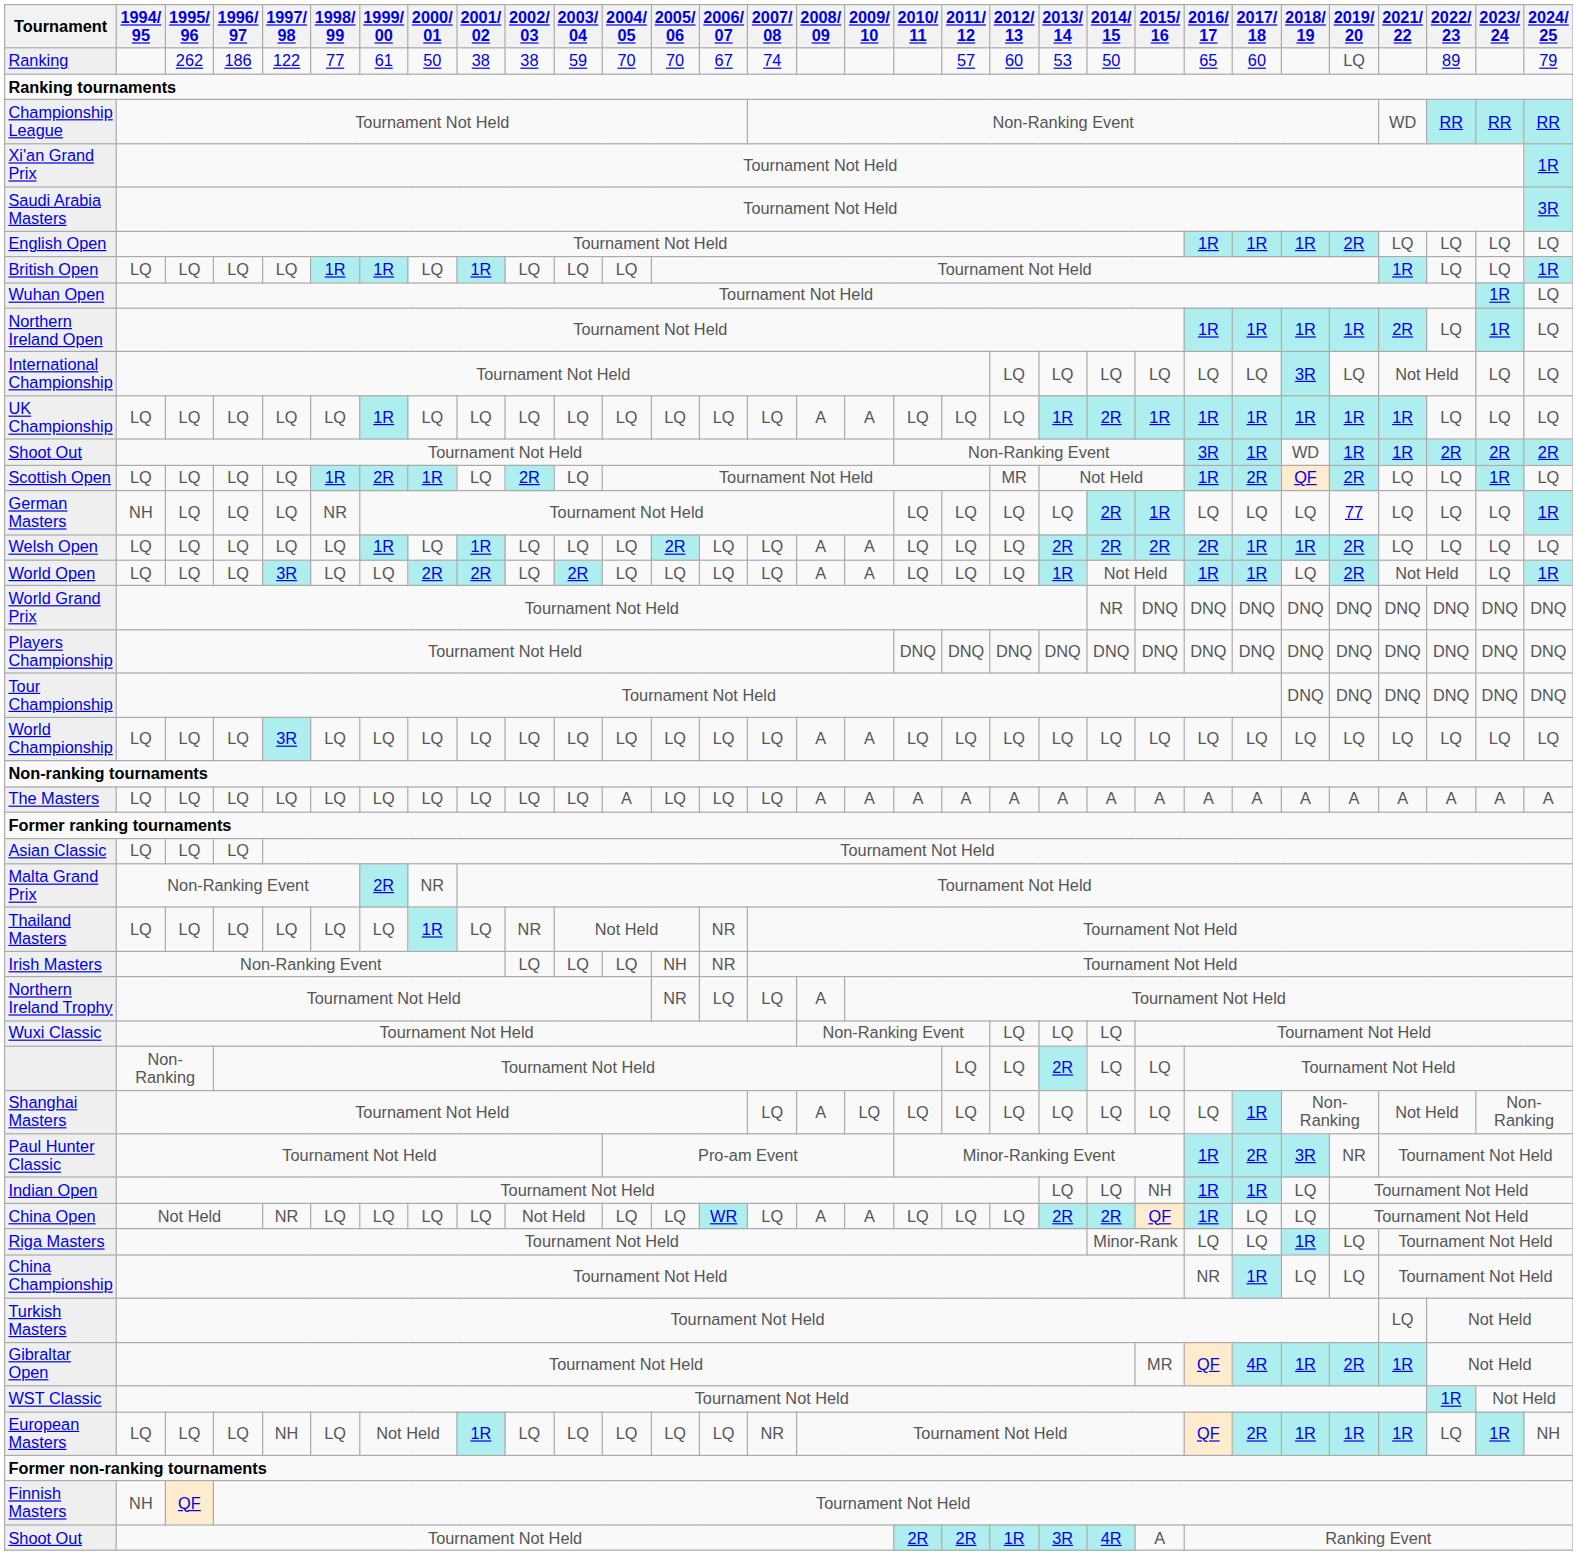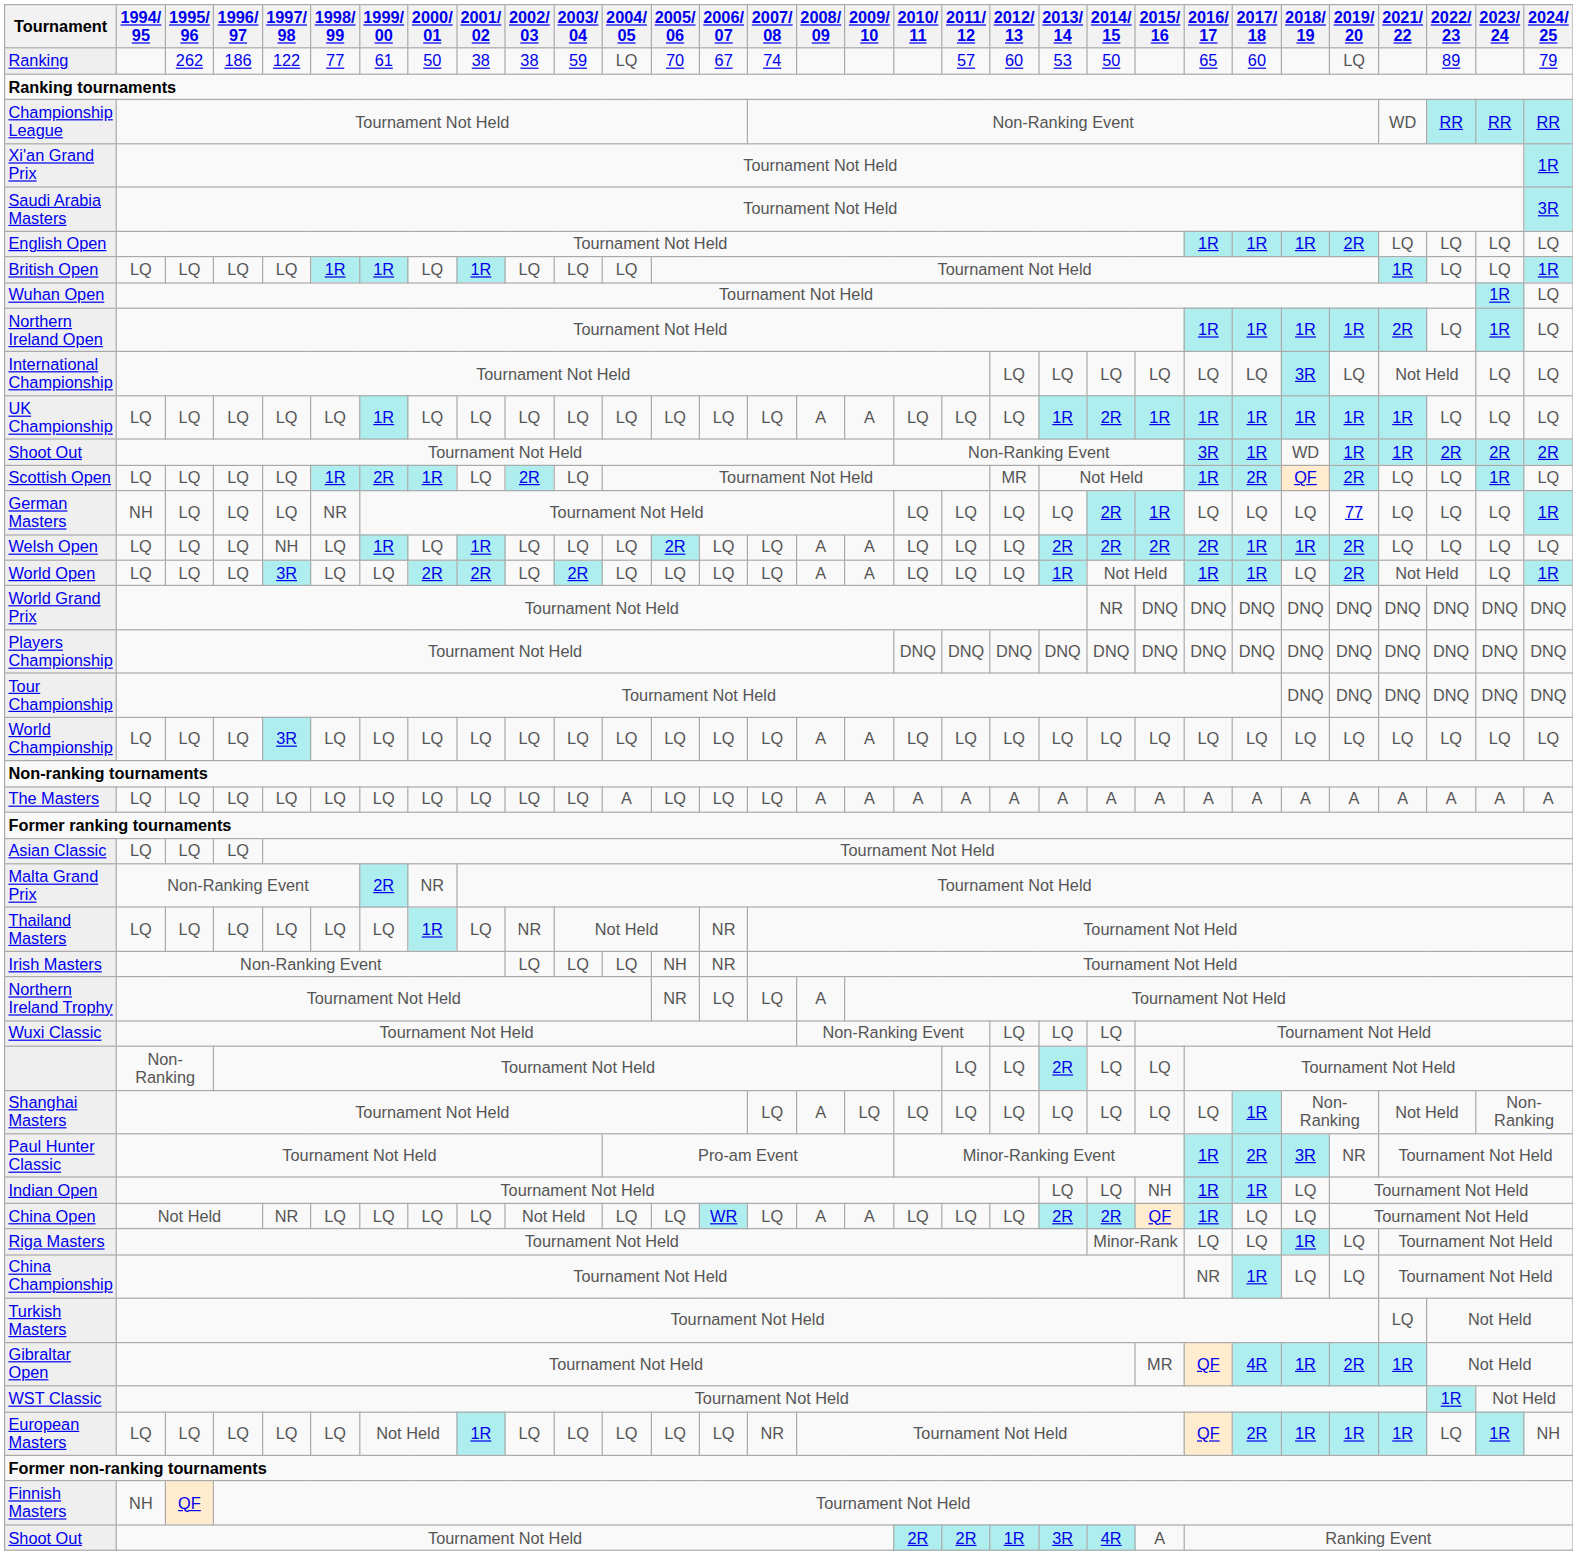(627, 61) 70 -> (627, 61) LQ
(287, 547) LQ -> (287, 547) NH
(287, 1433) NH -> (287, 1433) LQ
